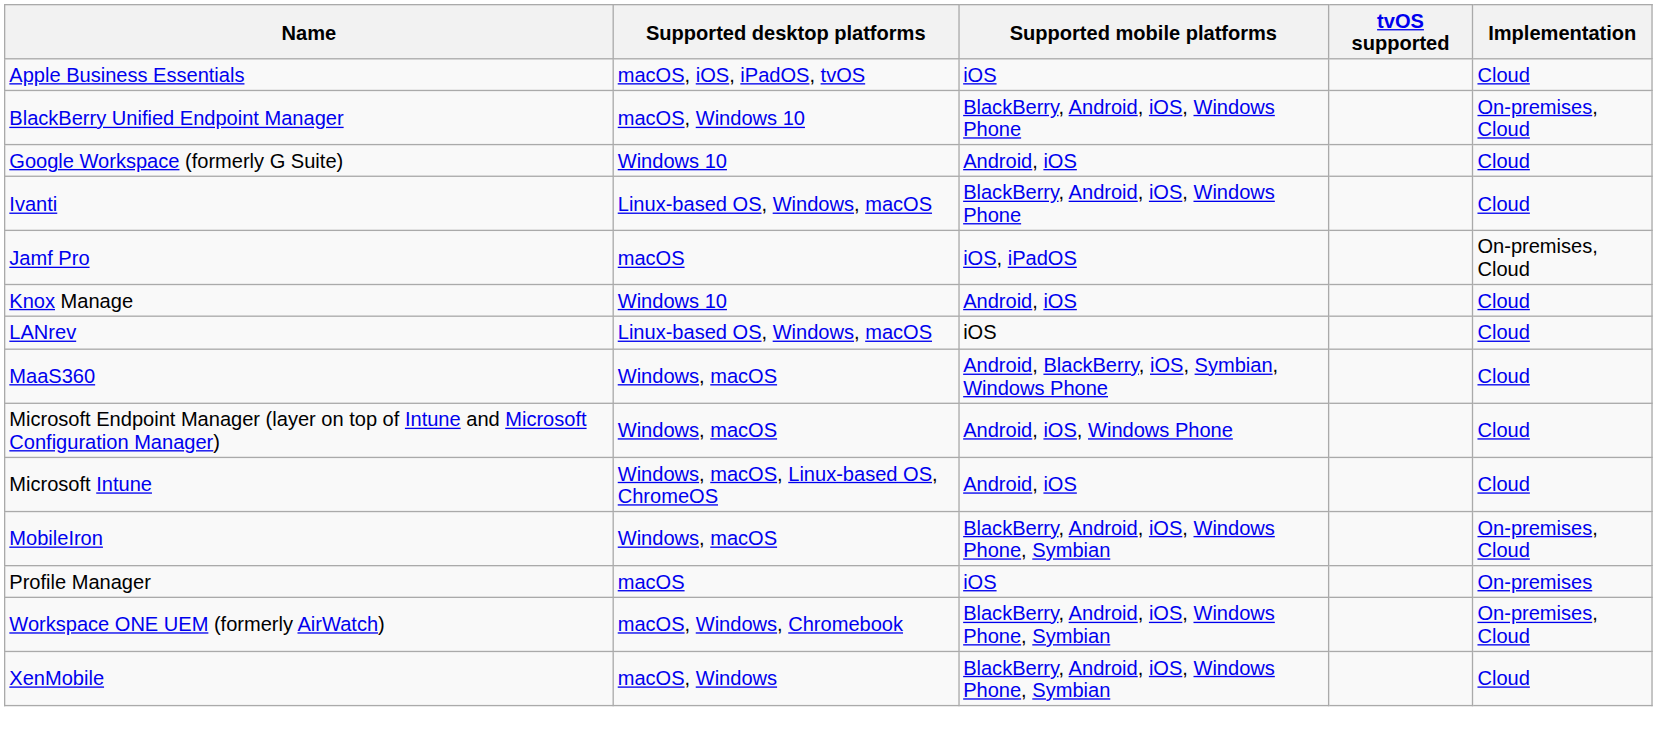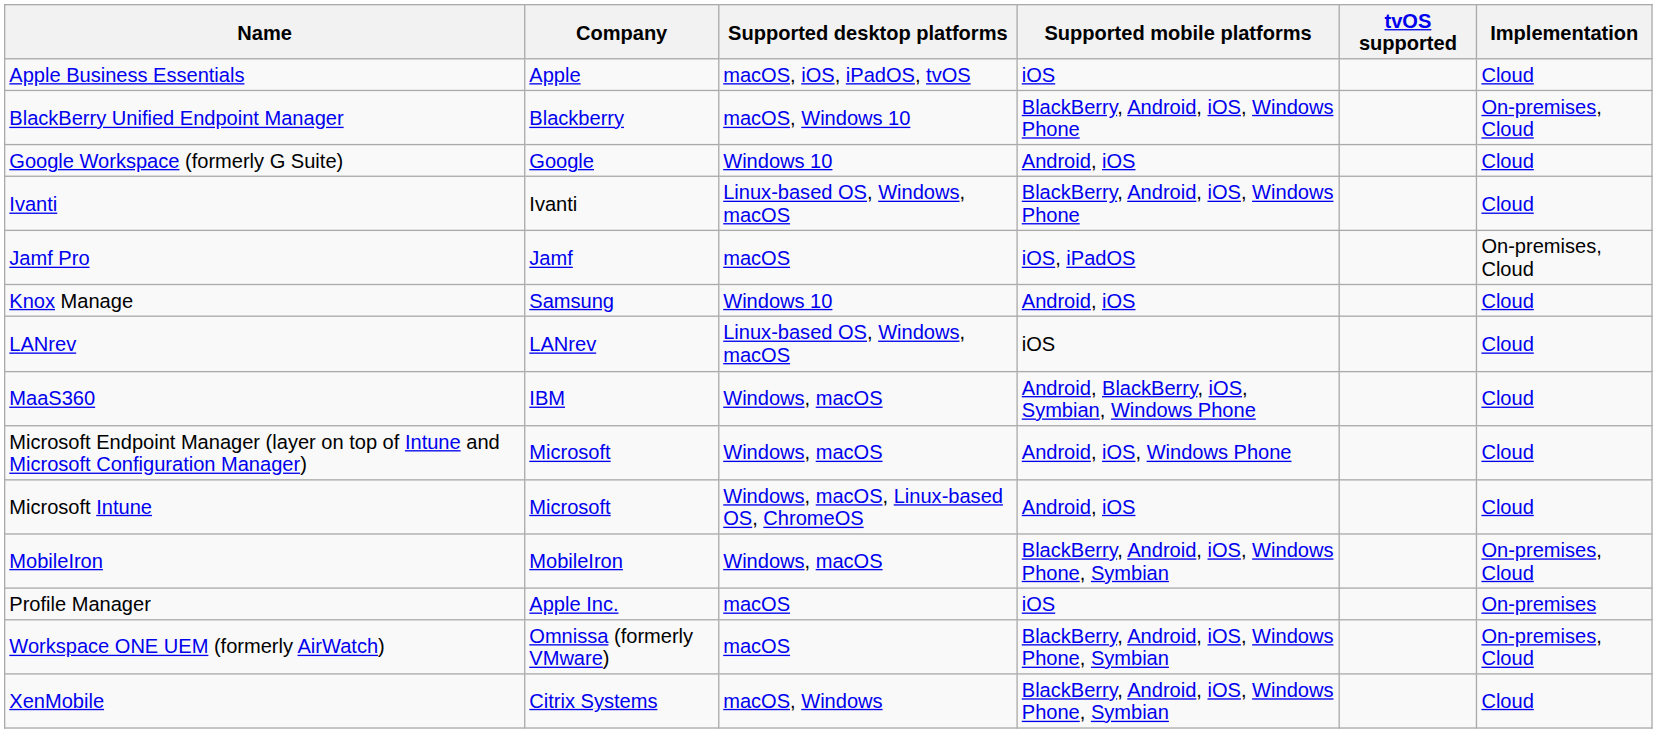+ column: (622, 32)
(760, 624) macOS, Windows, Chromebook -> (757, 647) macOS
